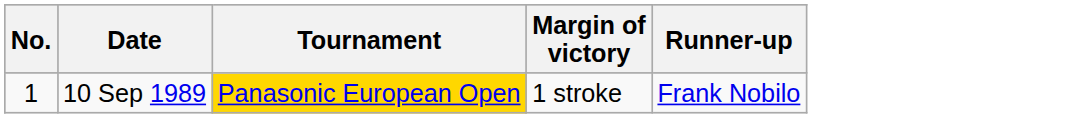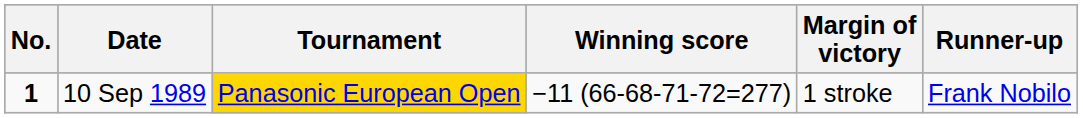+ column: (662, 39)
(31, 93) normal -> (31, 93) bold
